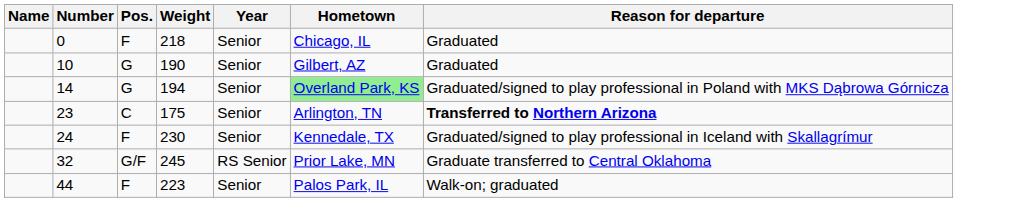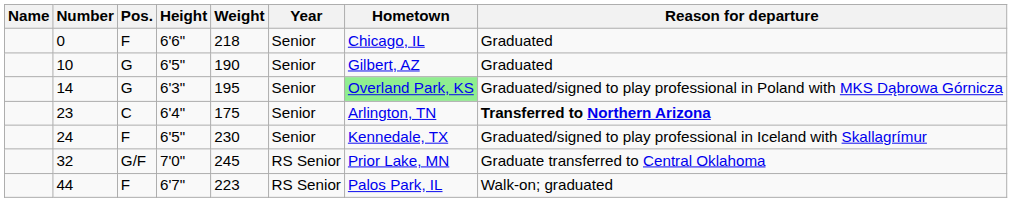+ column: (184, 16)
(173, 88) 194 -> (227, 88) 195
(239, 185) Senior -> (306, 185) RS Senior
